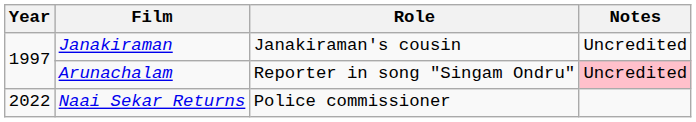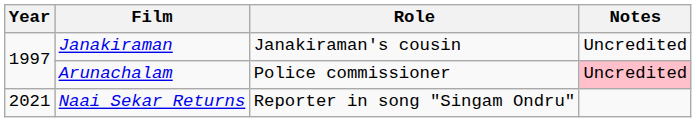(414, 75) Reporter in song "Singam Ondru" -> (352, 75) Police commissioner
(30, 103) 2022 -> (30, 103) 2021
(352, 103) Police commissioner -> (414, 103) Reporter in song "Singam Ondru"
